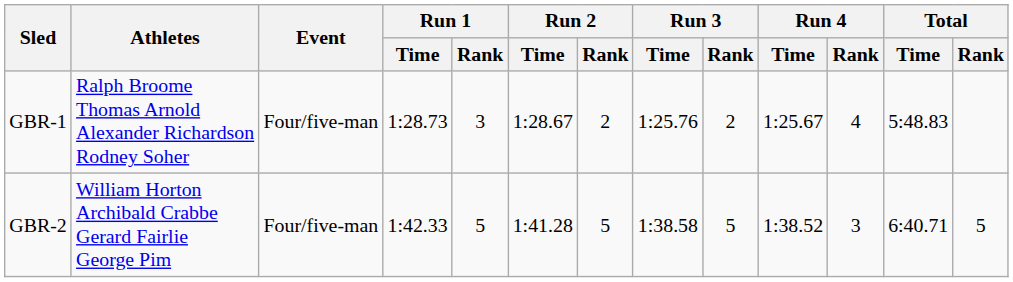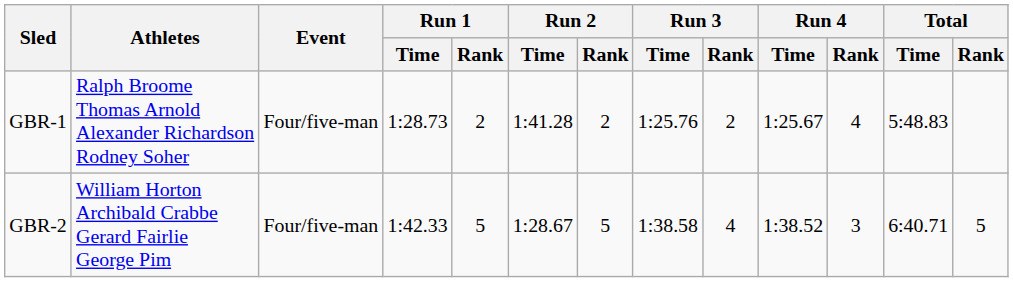(480, 122) 3 -> (480, 122) 2
(543, 122) 1:28.67 -> (543, 122) 1:41.28
(543, 225) 1:41.28 -> (543, 225) 1:28.67
(730, 225) 5 -> (730, 225) 4
